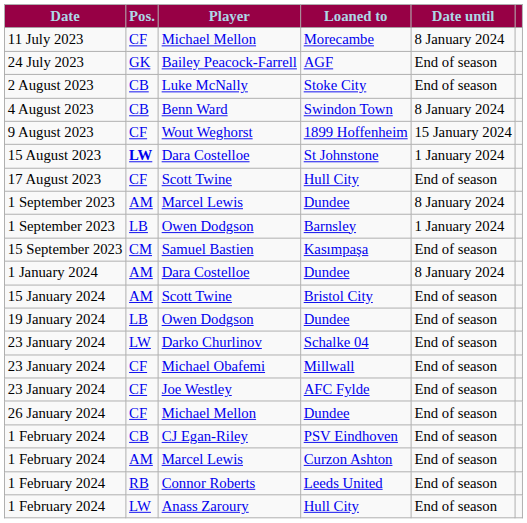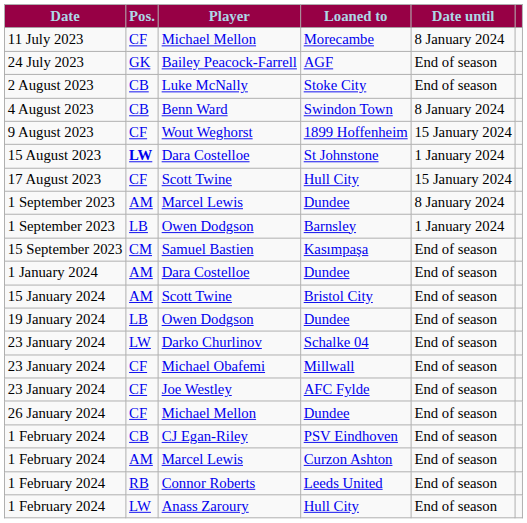(456, 179) End of season -> (463, 179) 15 January 2024
(459, 272) 8 January 2024 -> (456, 272) End of season
